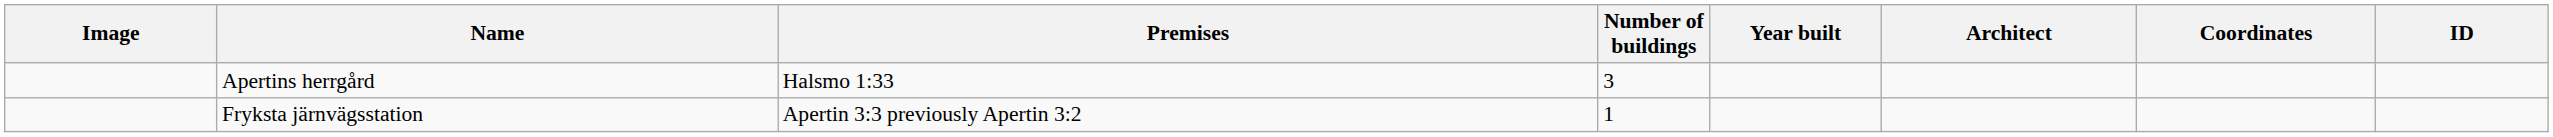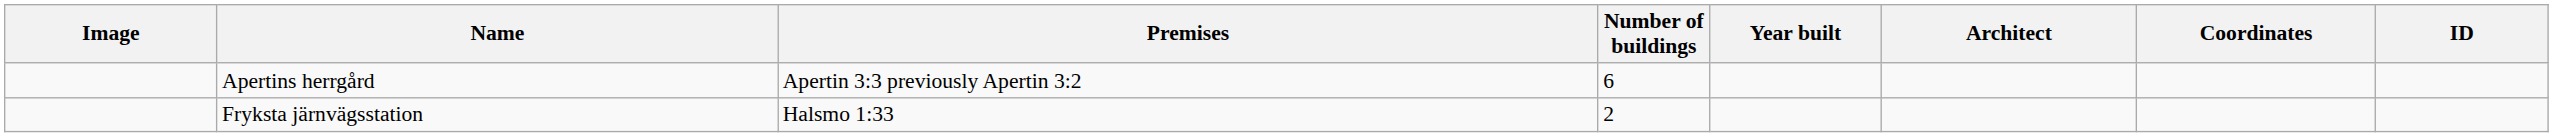(838, 80) Halsmo 1:33 -> (932, 80) Apertin 3:3 previously Apertin 3:2
(1609, 80) 3 -> (1609, 80) 6
(932, 114) Apertin 3:3 previously Apertin 3:2 -> (838, 114) Halsmo 1:33
(1609, 114) 1 -> (1609, 114) 2
